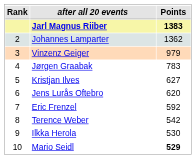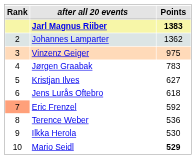(173, 53) 979 -> (173, 53) 975
(173, 93) 620 -> (173, 93) 618
(17, 107) no background -> (17, 107) lightsalmon background
(173, 120) 542 -> (173, 120) 536
